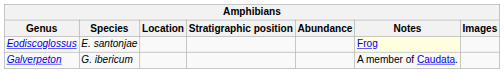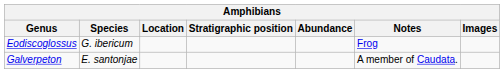(109, 44) E. santonjae -> (107, 44) G. ibericum
(367, 44) lightyellow background -> (367, 44) no background
(107, 60) G. ibericum -> (109, 60) E. santonjae
